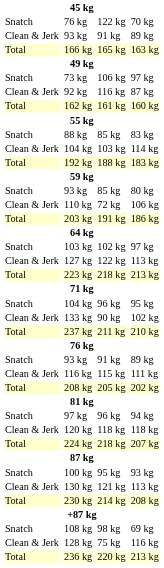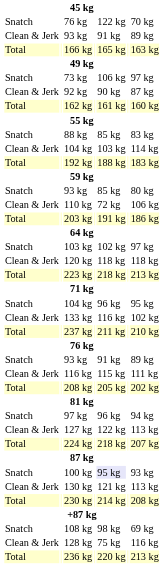(111, 92) 116 kg -> (109, 92) 90 kg
rows swapped: (32, 430) <-> (32, 261)
(109, 317) 90 kg -> (111, 317) 116 kg
(109, 472) no background -> (109, 472) lavender background
